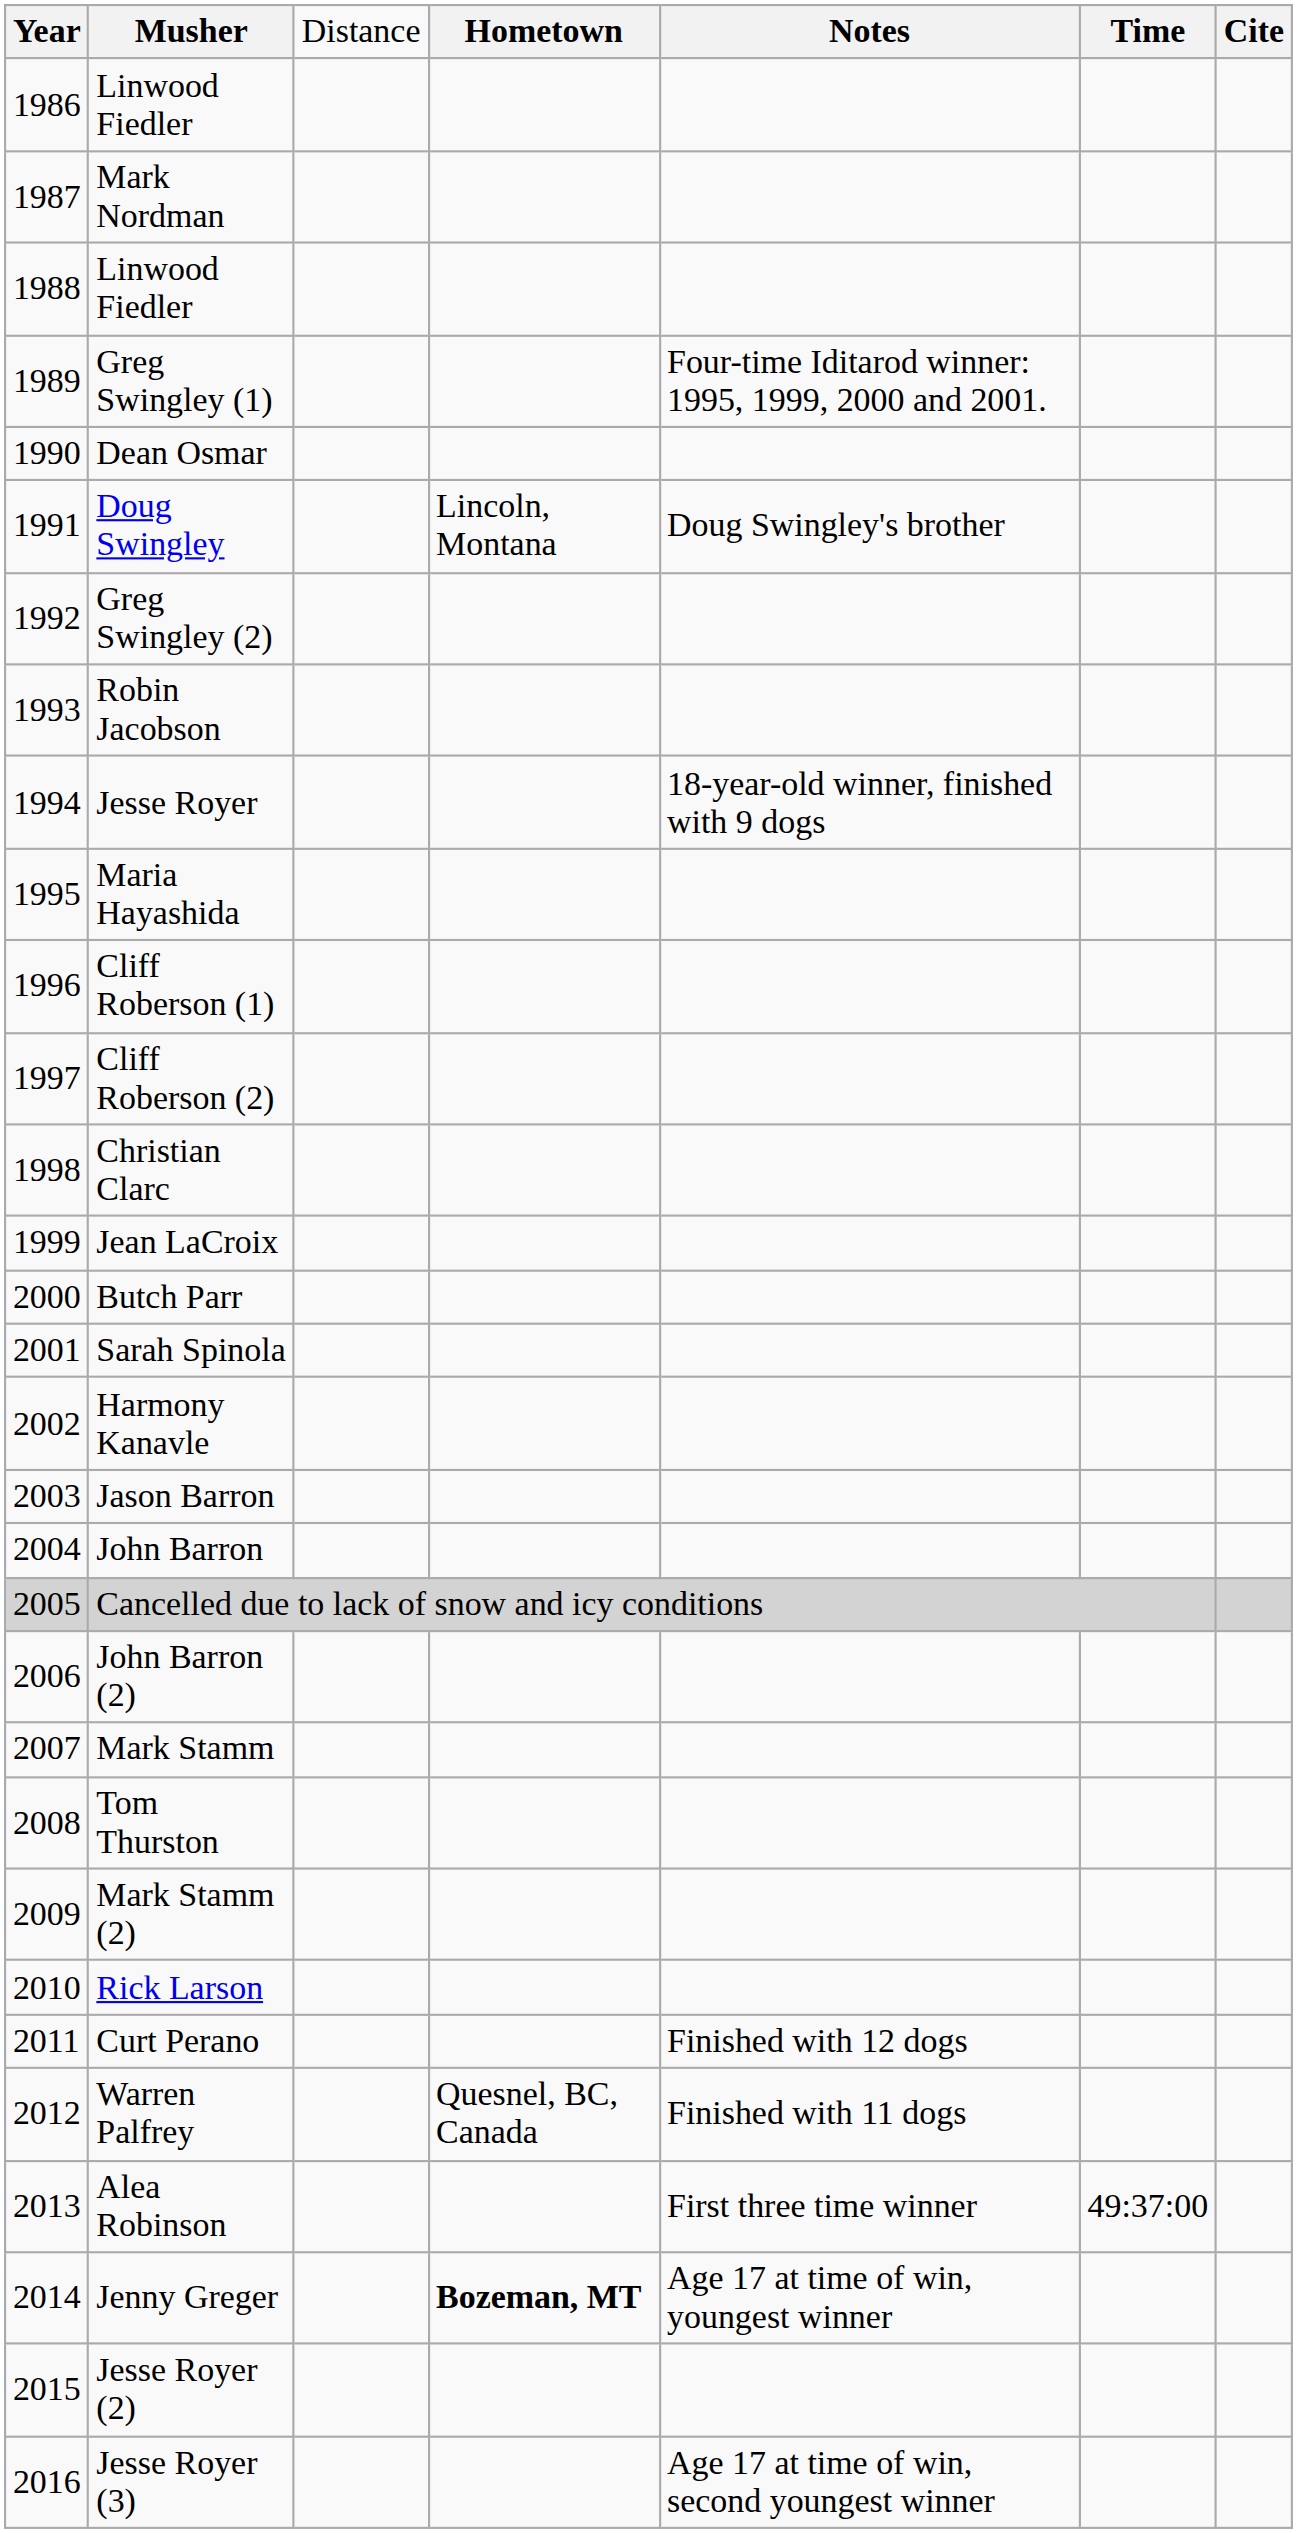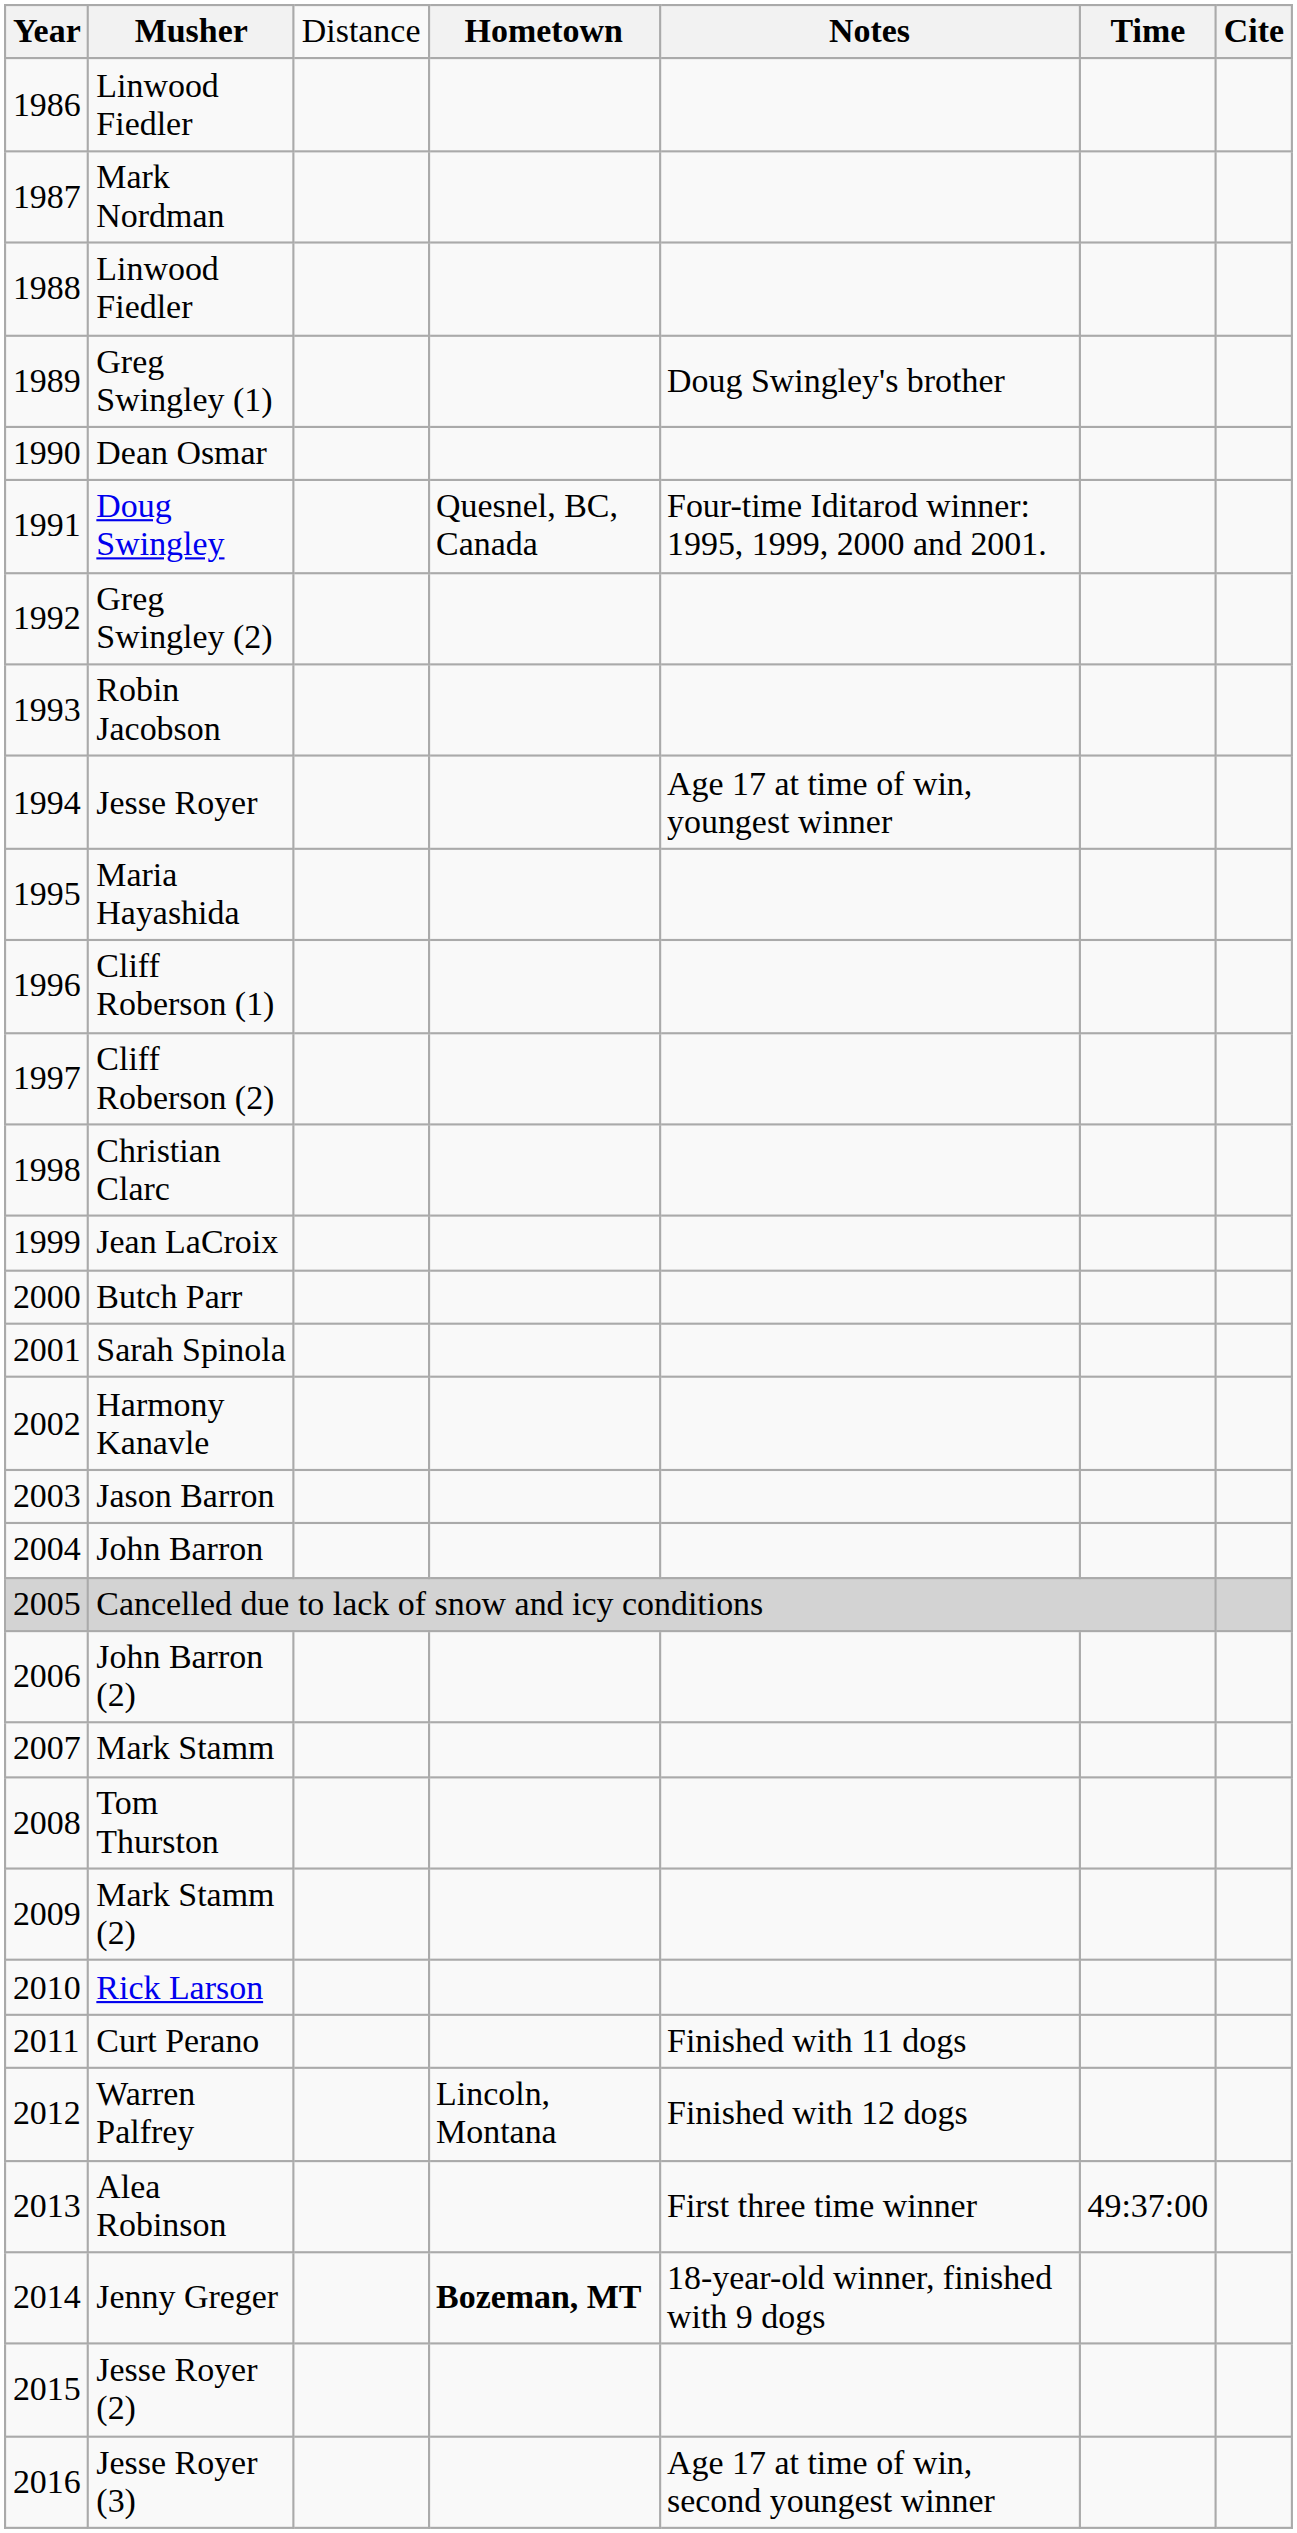(857, 380) Four-time Iditarod winner: 1995, 1999, 2000 and 2001. -> (836, 380) Doug Swingley's brother
(496, 525) Lincoln, Montana -> (527, 525) Quesnel, BC, Canada
(836, 525) Doug Swingley's brother -> (857, 525) Four-time Iditarod winner: 1995, 1999, 2000 and 2001.
(860, 801) 18-year-old winner, finished with 9 dogs -> (820, 801) Age 17 at time of win, youngest winner
(817, 2040) Finished with 12 dogs -> (817, 2040) Finished with 11 dogs
(527, 2113) Quesnel, BC, Canada -> (496, 2113) Lincoln, Montana
(817, 2113) Finished with 11 dogs -> (817, 2113) Finished with 12 dogs
(820, 2297) Age 17 at time of win, youngest winner -> (860, 2297) 18-year-old winner, finished with 9 dogs
